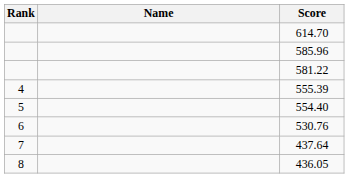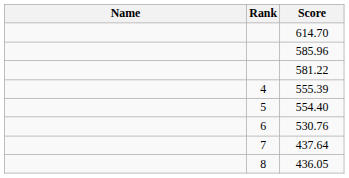columns swapped: (21, 13) <-> (159, 13)
